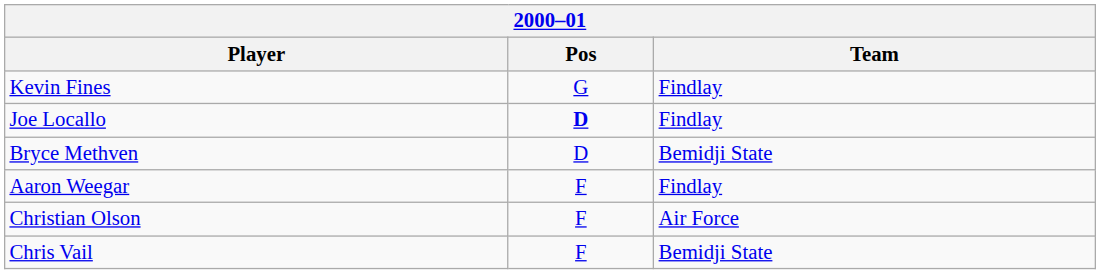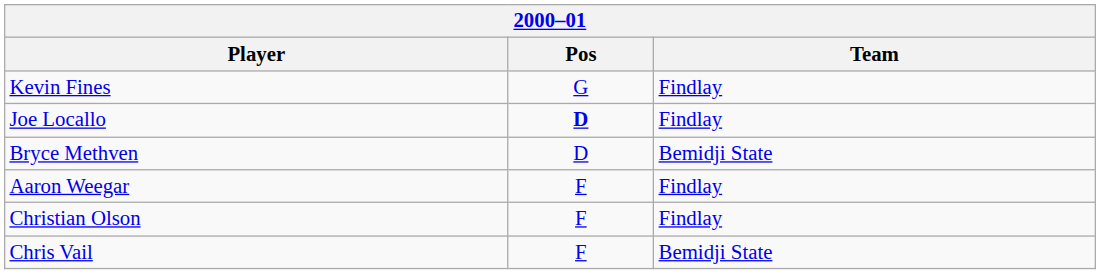(699, 218) Air Force -> (690, 218) Findlay
